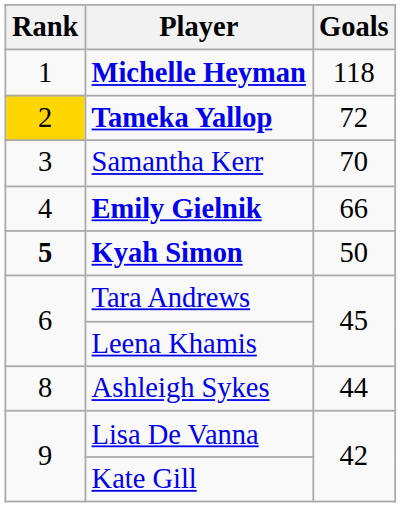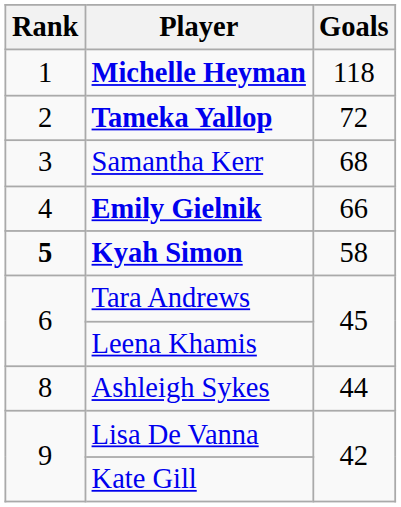(45, 117) gold background -> (45, 117) no background
(354, 162) 70 -> (354, 162) 68
(354, 252) 50 -> (354, 252) 58
